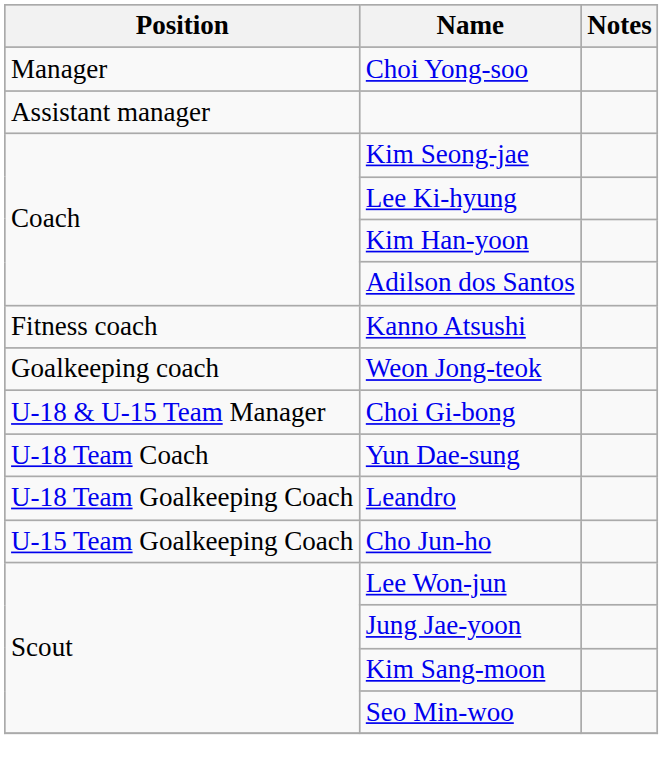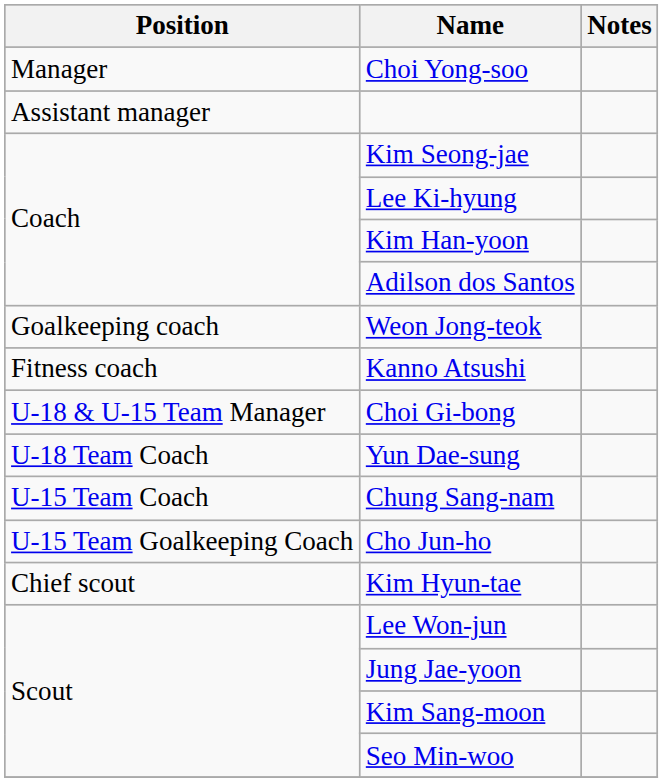rows swapped: (115, 369) <-> (84, 326)
- row: (182, 497)
+ row: (110, 497)
+ row: (73, 583)
